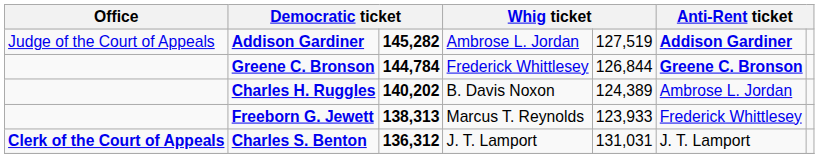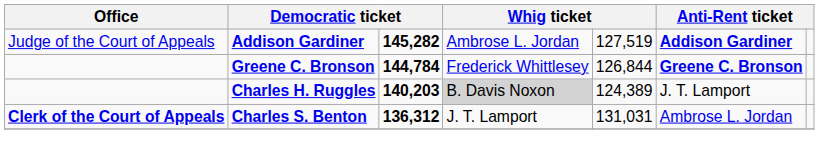(411, 91) 140,202 -> (411, 91) 140,203
(501, 91) no background -> (501, 91) lightgrey background
(726, 91) Ambrose L. Jordan -> (705, 91) J. T. Lamport
- row: (303, 116)
(705, 141) J. T. Lamport -> (726, 116) Ambrose L. Jordan
